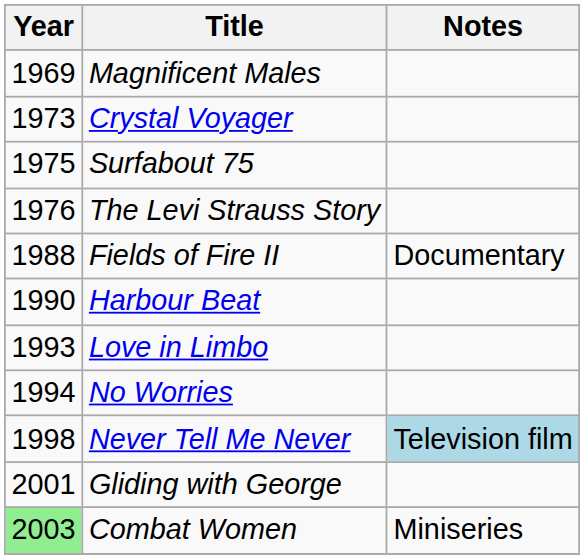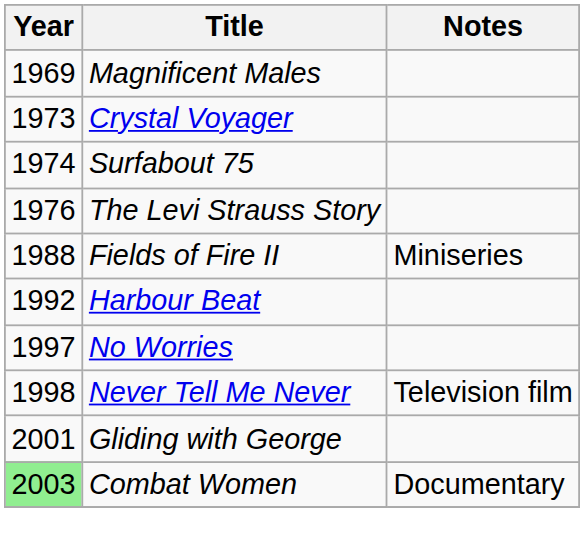(44, 164) 1975 -> (44, 164) 1974
(479, 255) Documentary -> (458, 255) Miniseries
(44, 301) 1990 -> (44, 301) 1992
- row: (179, 347)
(44, 392) 1994 -> (44, 347) 1997
(483, 438) lightblue background -> (483, 392) no background
(458, 529) Miniseries -> (479, 484) Documentary
